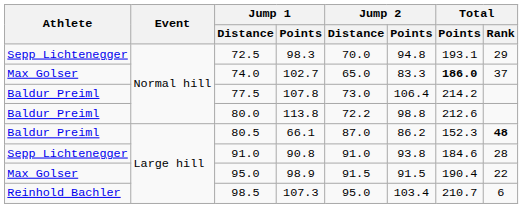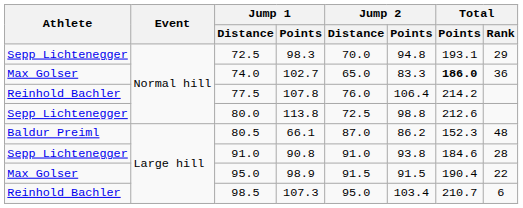(501, 74) 37 -> (501, 74) 36
(53, 94) Baldur Preiml -> (64, 94) Reinhold Bachler
(356, 94) 73.0 -> (356, 94) 76.0
(53, 113) Baldur Preiml -> (68, 113) Sepp Lichtenegger
(356, 113) 72.2 -> (356, 113) 72.5
(501, 133) bold -> (501, 133) normal
